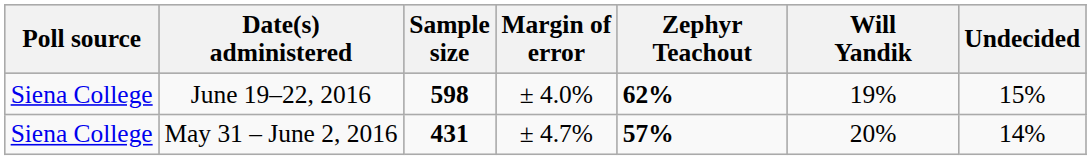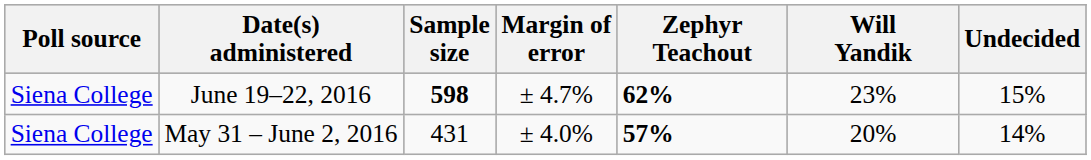(556, 93) ± 4.0% -> (556, 93) ± 4.7%
(873, 93) 19% -> (873, 93) 23%
(450, 133) bold -> (450, 133) normal
(556, 133) ± 4.7% -> (556, 133) ± 4.0%
